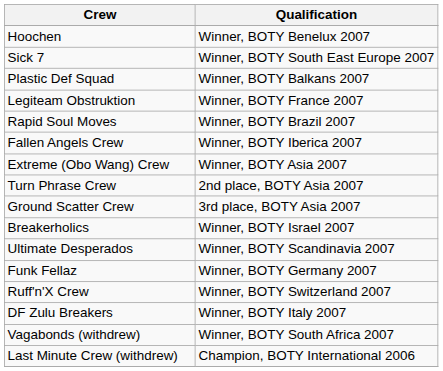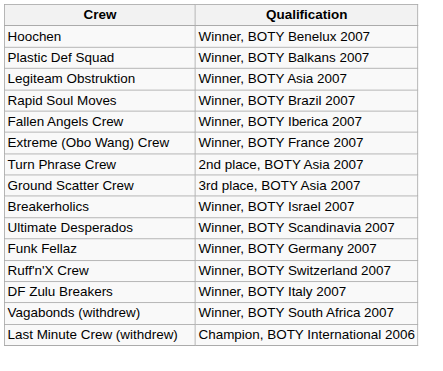- row: (26, 57)
(281, 100) Winner, BOTY France 2007 -> (273, 79) Winner, BOTY Asia 2007
(273, 164) Winner, BOTY Asia 2007 -> (281, 143) Winner, BOTY France 2007
